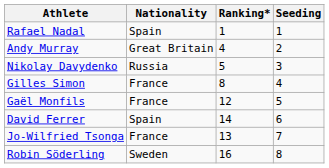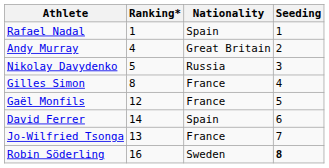columns swapped: (171, 13) <-> (245, 13)
(279, 154) normal -> (279, 154) bold
